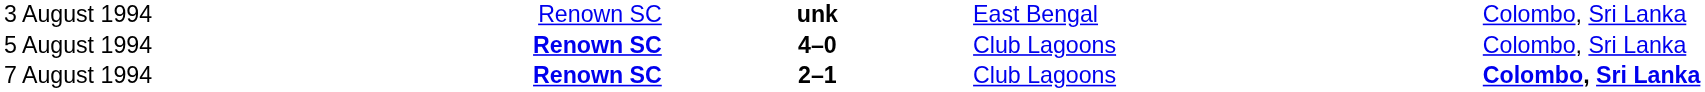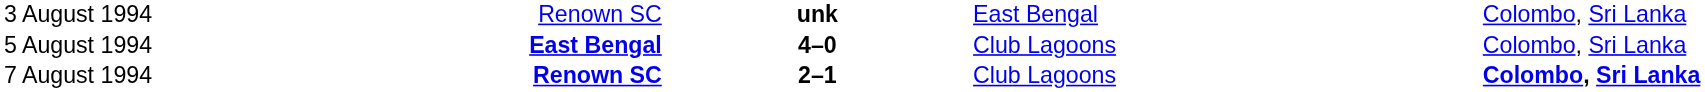(597, 45) Renown SC -> (595, 45) East Bengal
